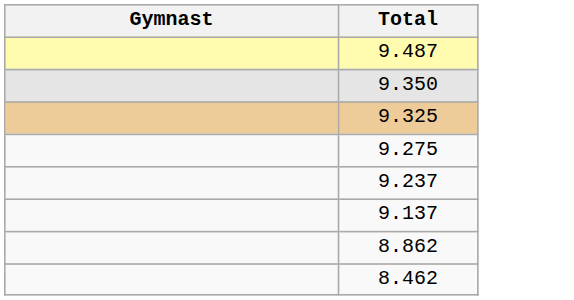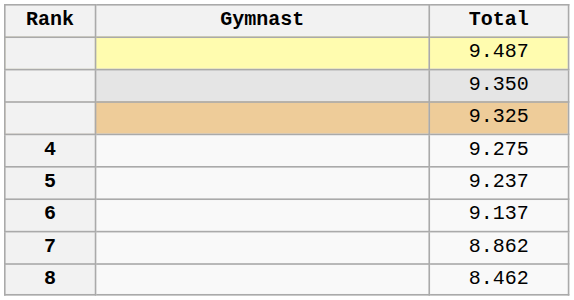+ column: (50, 21)
